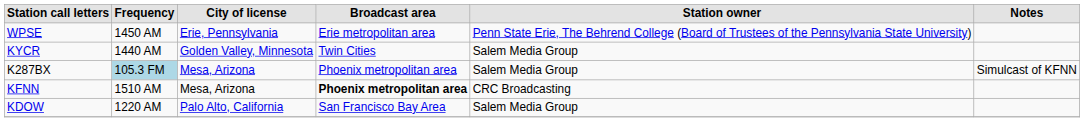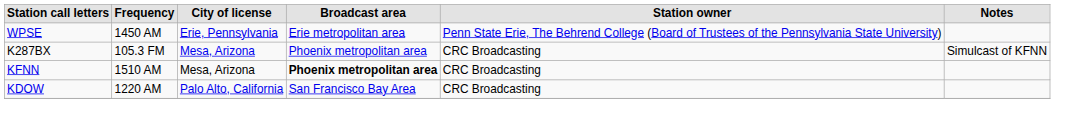- row: (24, 51)
(140, 70) lightblue background -> (140, 51) no background
(525, 70) Salem Media Group -> (492, 51) CRC Broadcasting
(525, 107) Salem Media Group -> (492, 88) CRC Broadcasting
